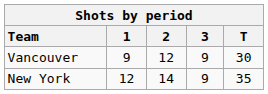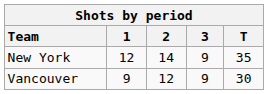rows swapped: (43, 57) <-> (39, 79)
